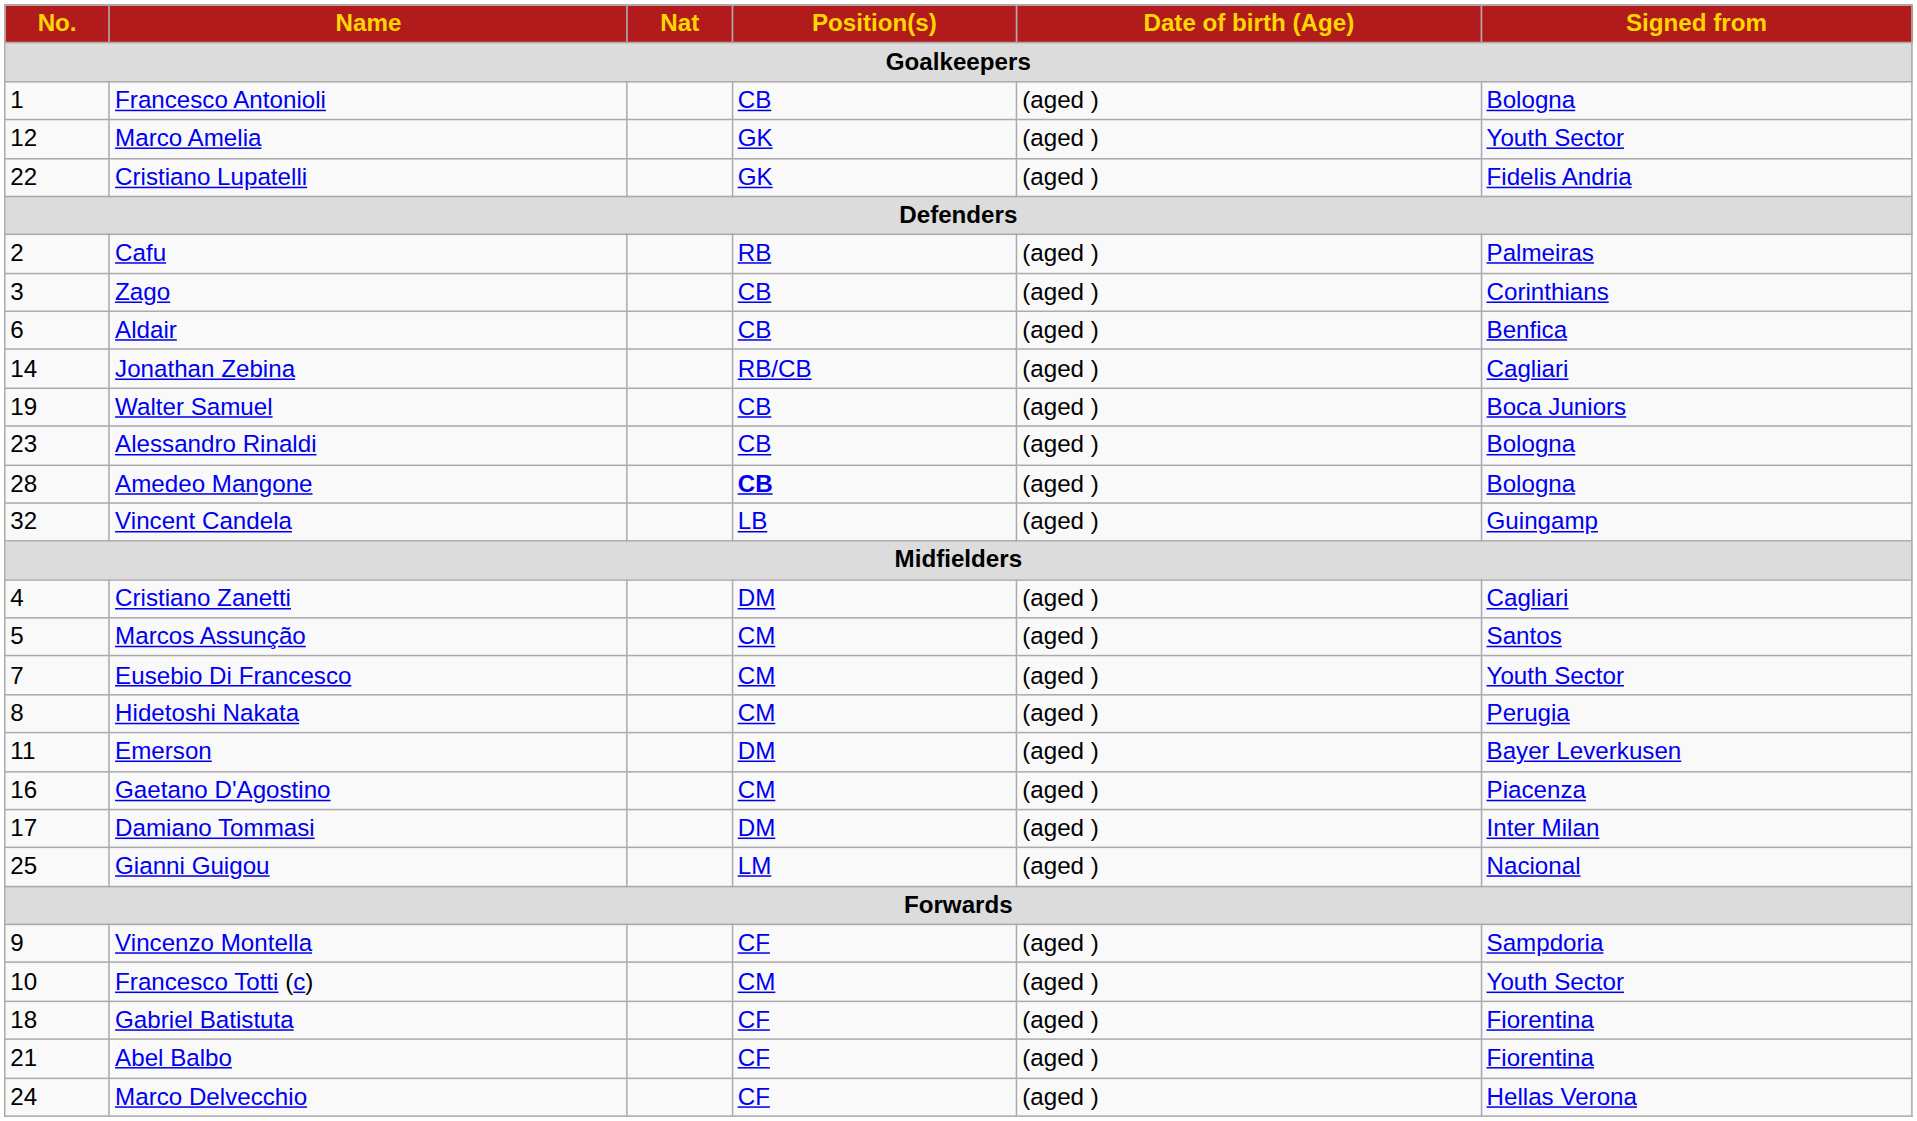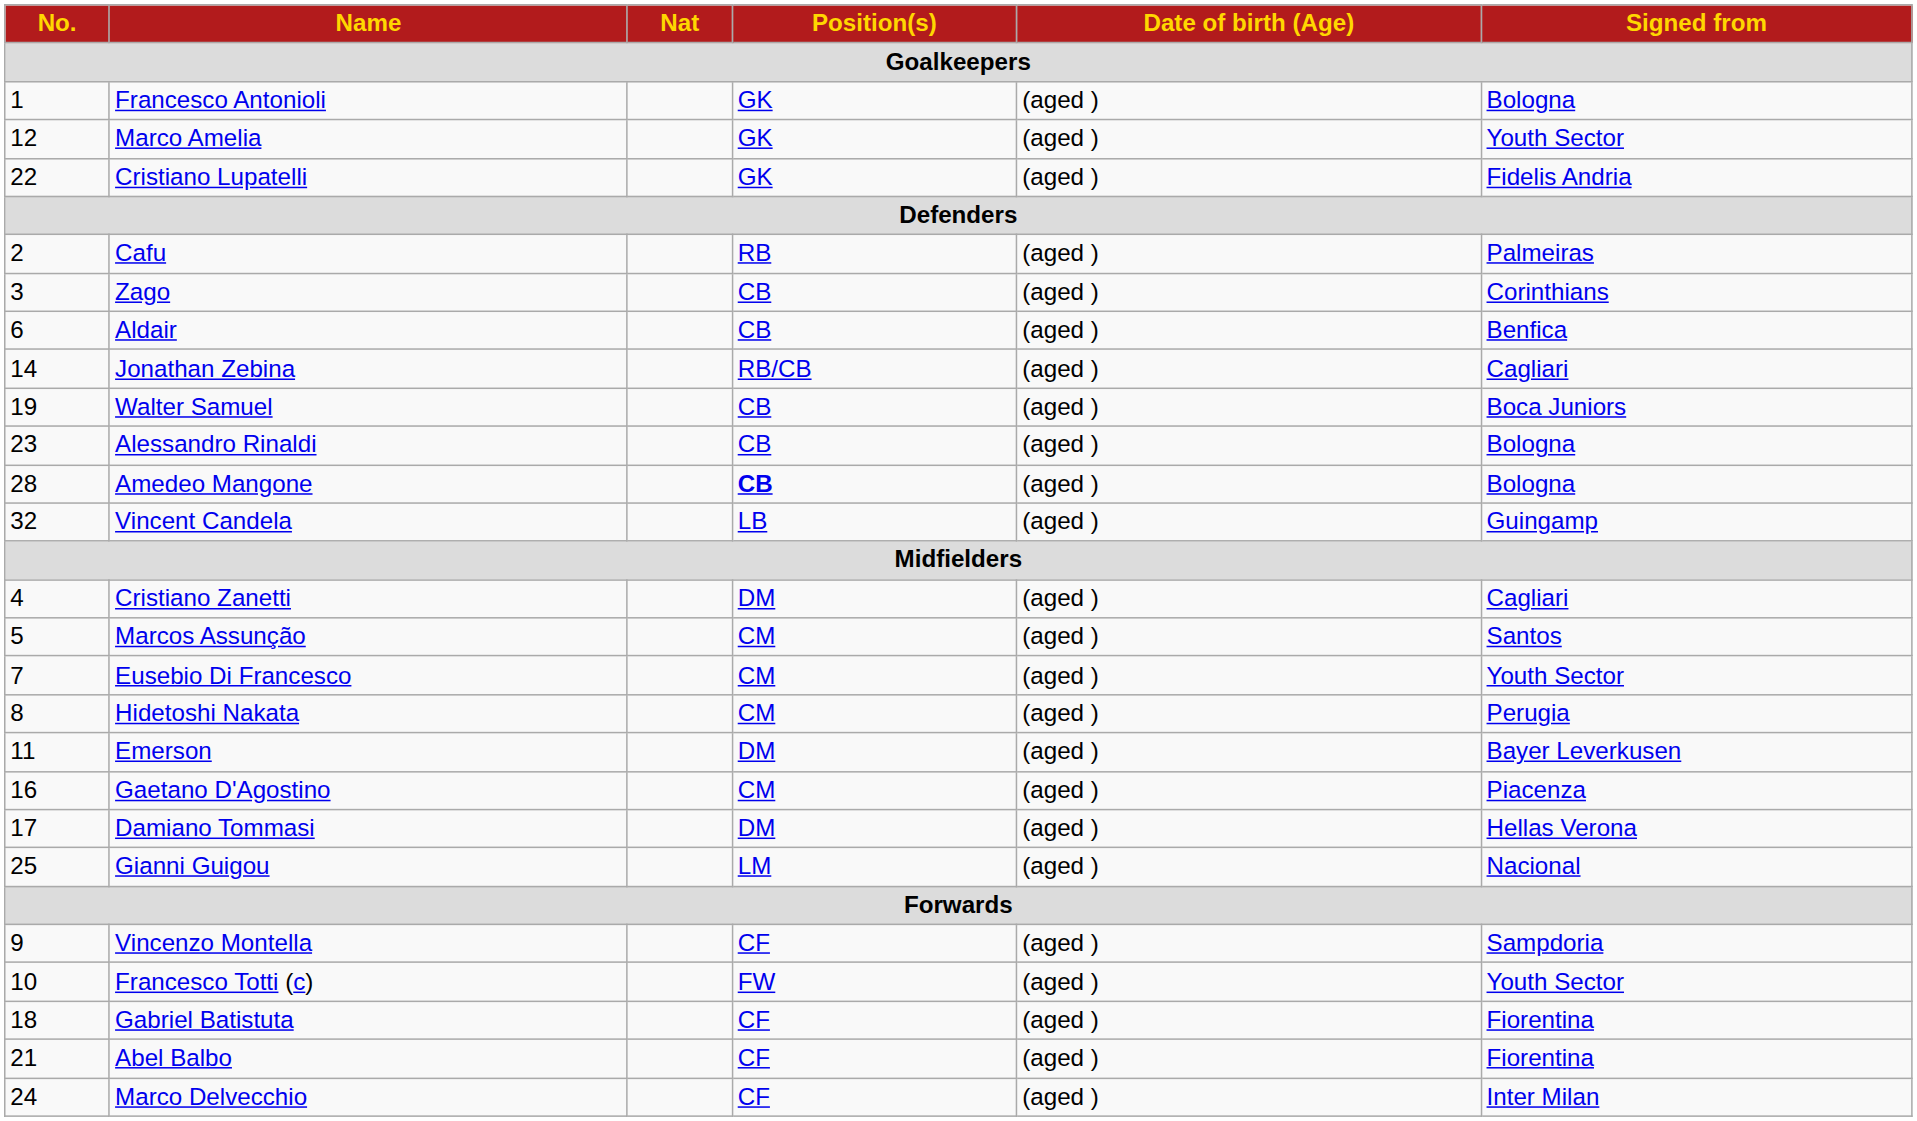(755, 100) CB -> (755, 100) GK
(1543, 828) Inter Milan -> (1562, 828) Hellas Verona
(757, 981) CM -> (756, 981) FW
(1562, 1096) Hellas Verona -> (1543, 1096) Inter Milan
